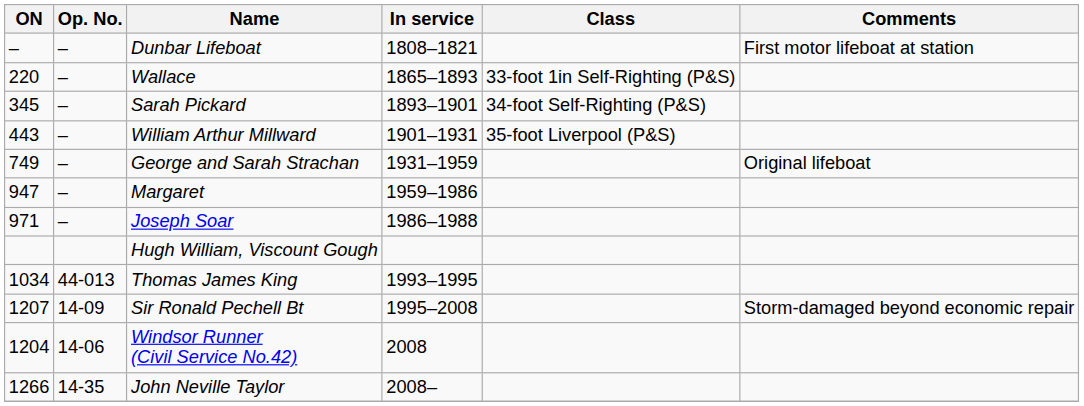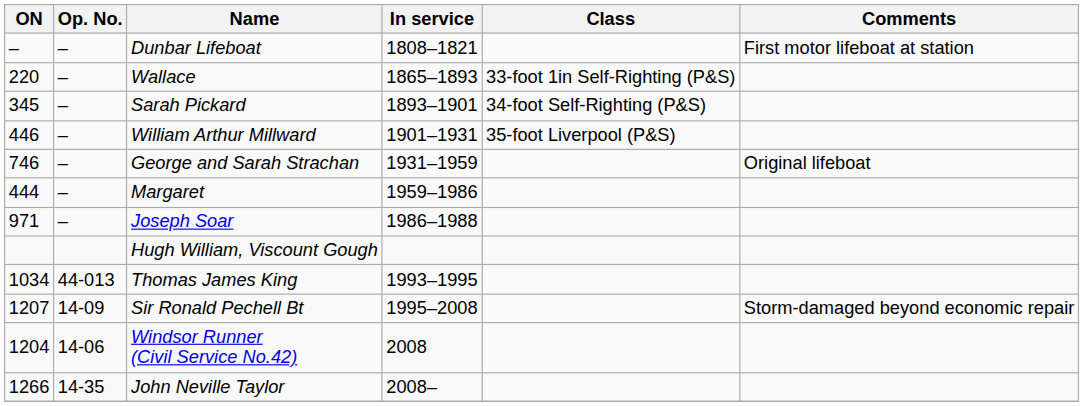(24, 134) 443 -> (24, 134) 446
(24, 163) 749 -> (24, 163) 746
(24, 192) 947 -> (24, 192) 444
